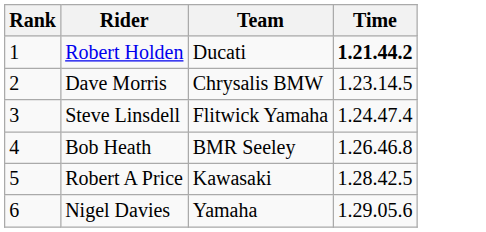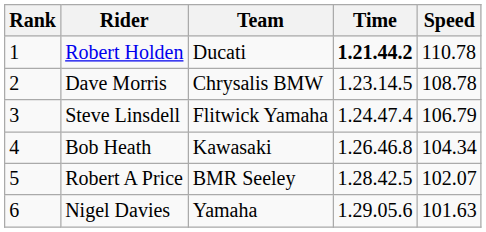+ column: (449, 20)
(244, 147) BMR Seeley -> (232, 147) Kawasaki
(232, 178) Kawasaki -> (244, 178) BMR Seeley
